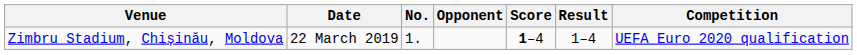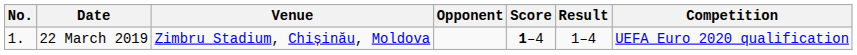columns swapped: (418, 16) <-> (146, 16)
